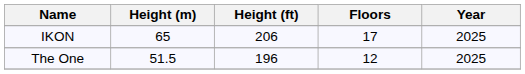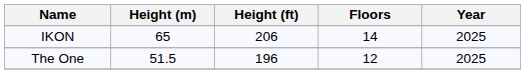(370, 36) 17 -> (370, 36) 14
